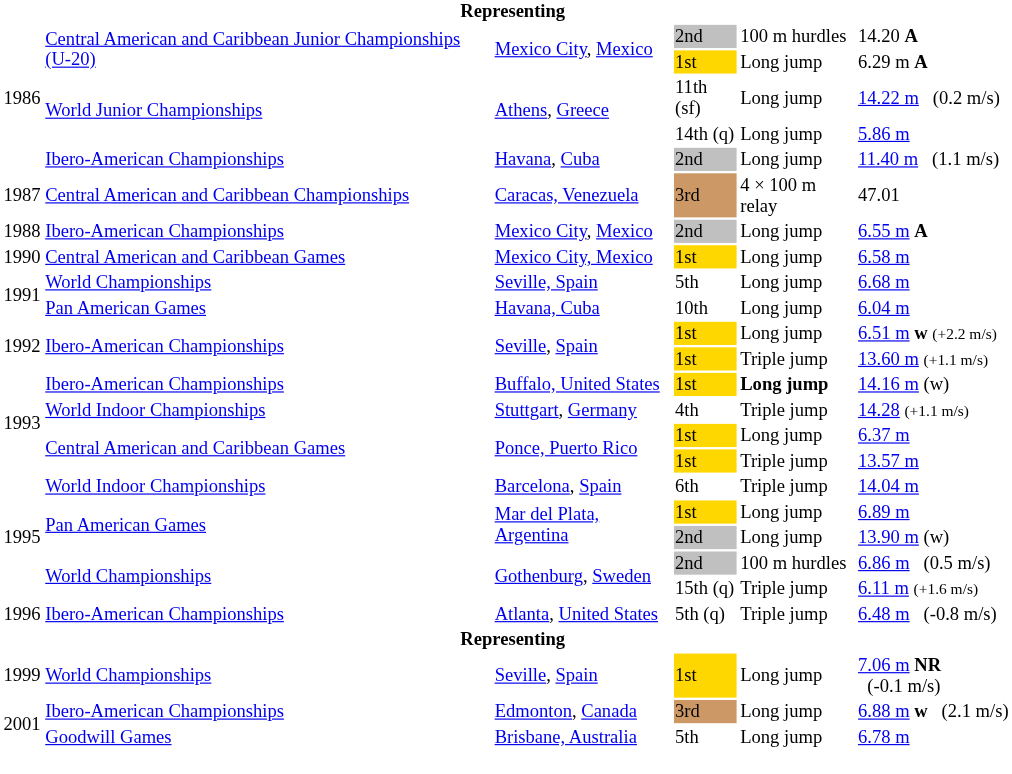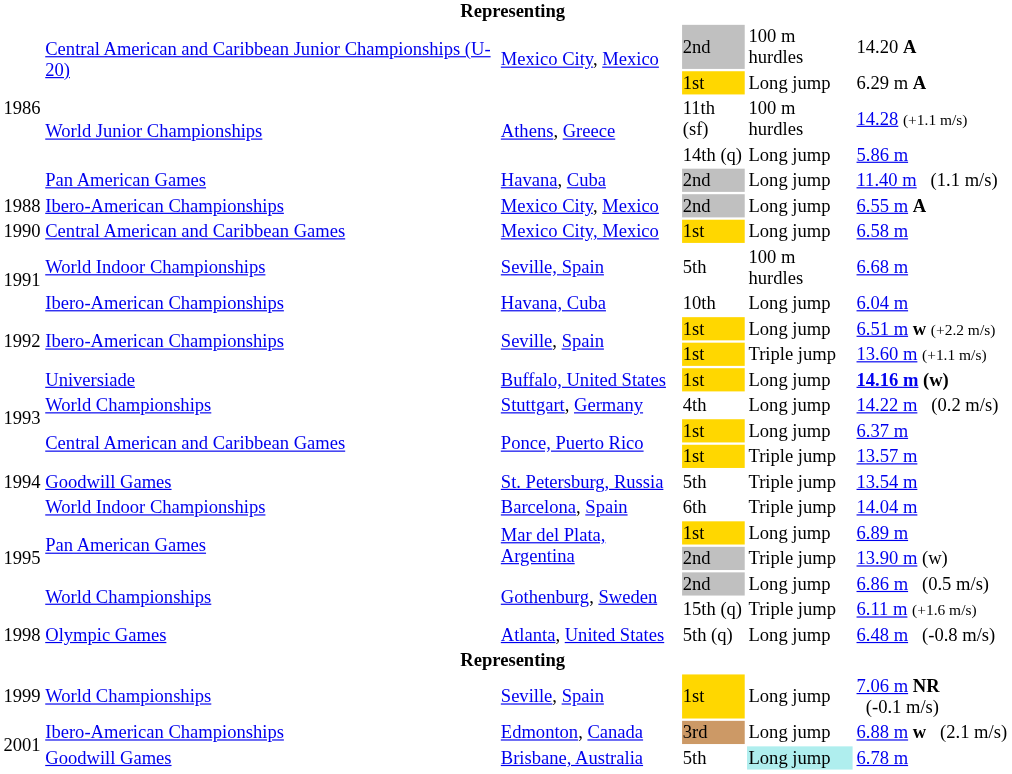(781, 97) Long jump -> (776, 118) 100 m hurdles
(929, 97) 14.22 m (0.2 m/s) -> (912, 118) 14.28 (+1.1 m/s)
(165, 159) Ibero-American Championships -> (126, 180) Pan American Games
- row: (567, 195)
(128, 282) World Championships -> (155, 267) World Indoor Championships
(781, 282) Long jump -> (776, 267) 100 m hurdles
(126, 307) Pan American Games -> (165, 303) Ibero-American Championships
(165, 384) Ibero-American Championships -> (90, 379) Universiade
(784, 384) bold -> (789, 379) normal
(904, 384) normal -> (903, 379) bold
(155, 409) World Indoor Championships -> (128, 405) World Championships
(784, 409) Triple jump -> (789, 405) Long jump
(914, 409) 14.28 (+1.1 m/s) -> (927, 405) 14.22 m (0.2 m/s)
+ row: (582, 481)
(781, 537) Long jump -> (792, 558) Triple jump
(793, 562) 100 m hurdles -> (789, 583) Long jump
(22, 614) 1996 -> (22, 634) 1998
(165, 614) Ibero-American Championships -> (106, 634) Olympic Games
(784, 614) Triple jump -> (789, 634) Long jump
(781, 736) no background -> (789, 757) paleturquoise background
